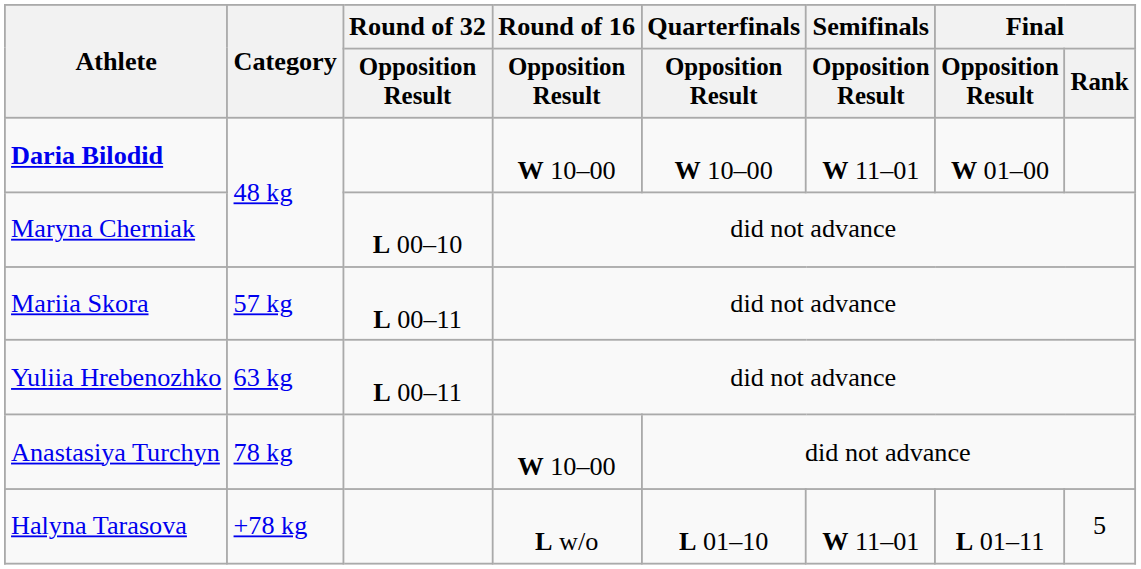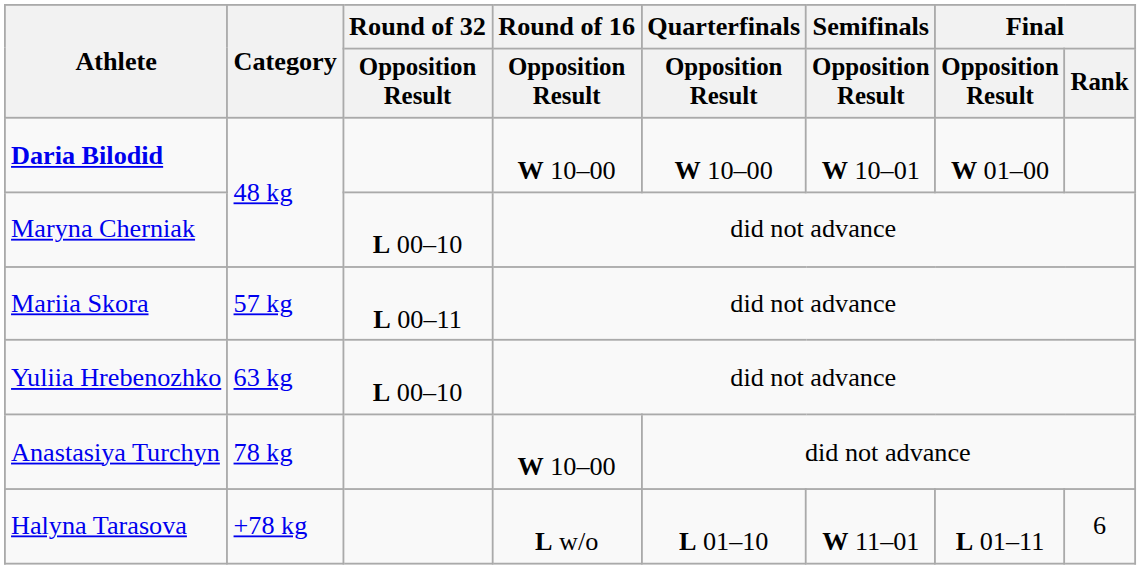(871, 170) W 11–01 -> (871, 170) W 10–01
(418, 393) L 00–11 -> (418, 393) L 00–10
(1100, 526) 5 -> (1100, 526) 6
